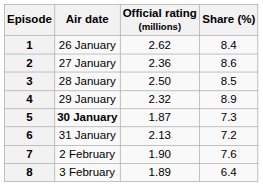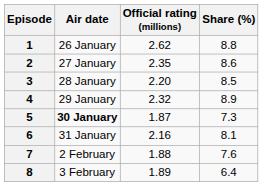(229, 44) 8.4 -> (229, 44) 8.8
(160, 63) 2.36 -> (160, 63) 2.35
(160, 81) 2.50 -> (160, 81) 2.20
(160, 136) 2.13 -> (160, 136) 2.16
(229, 136) 7.2 -> (229, 136) 8.1
(160, 154) 1.90 -> (160, 154) 1.88
